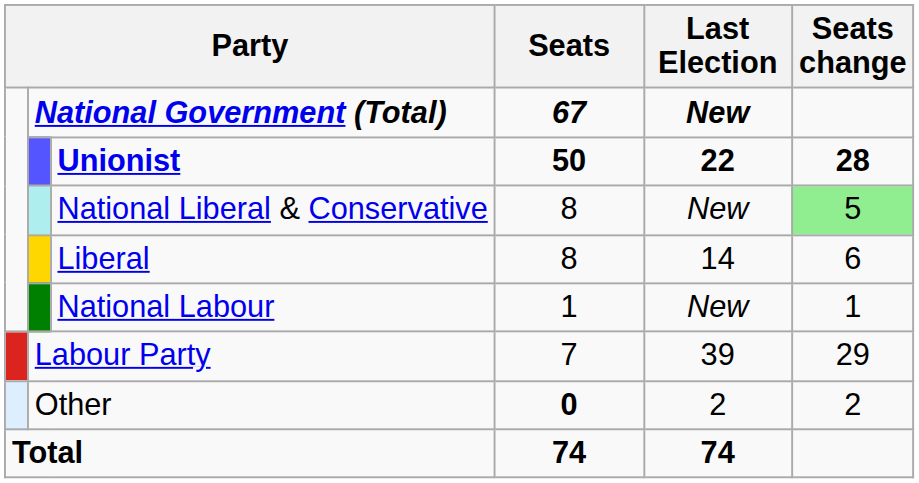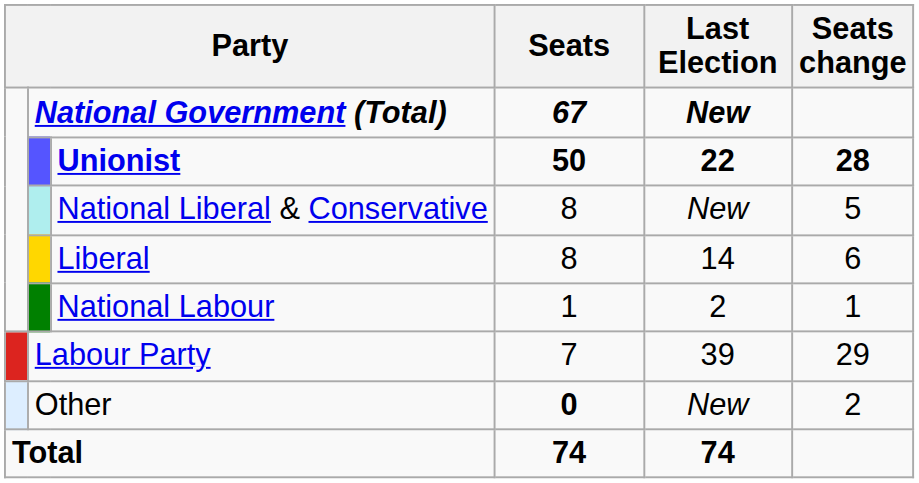(853, 209) lightgreen background -> (853, 209) no background
(718, 307) New -> (718, 307) 2
(718, 404) 2 -> (718, 404) New
